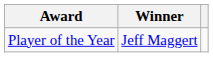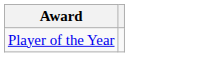- column: (159, 16)
